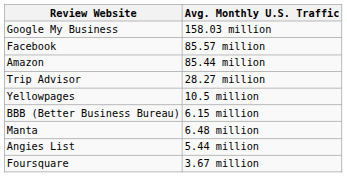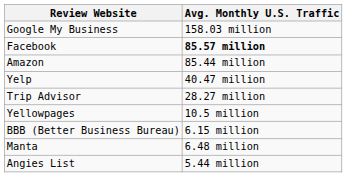(225, 46) normal -> (225, 46) bold
+ row: (19, 80)
- row: (38, 163)
